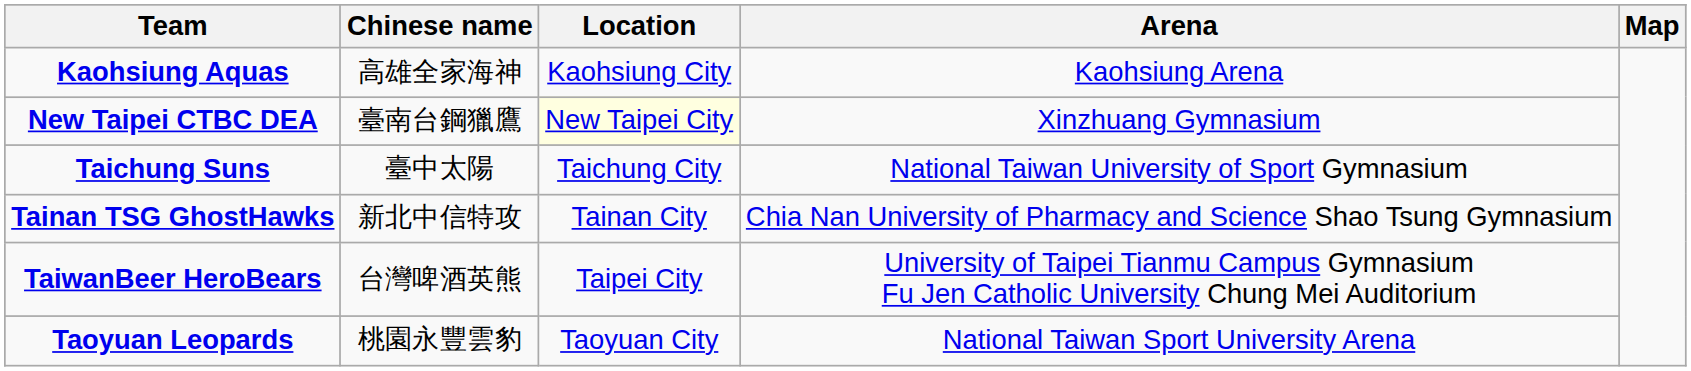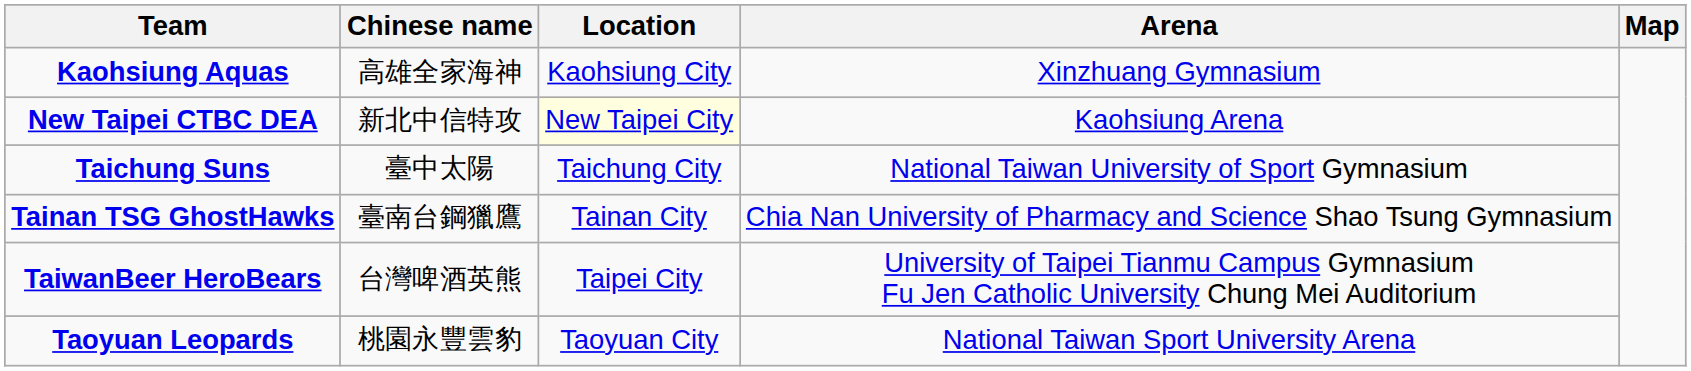(1179, 72) Kaohsiung Arena -> (1179, 72) Xinzhuang Gymnasium
(440, 119) 臺南台鋼獵鷹 -> (440, 119) 新北中信特攻
(1179, 120) Xinzhuang Gymnasium -> (1179, 120) Kaohsiung Arena
(440, 216) 新北中信特攻 -> (440, 216) 臺南台鋼獵鷹
